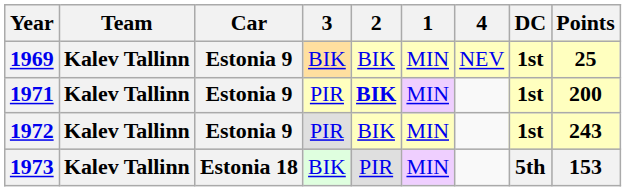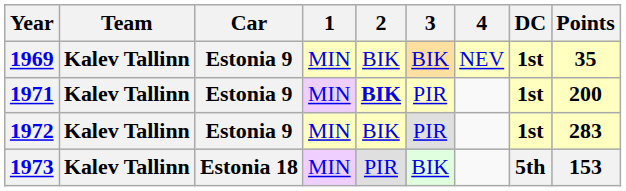columns swapped: (428, 22) <-> (327, 22)
(586, 59) 25 -> (586, 59) 35
(585, 131) 243 -> (585, 131) 283
